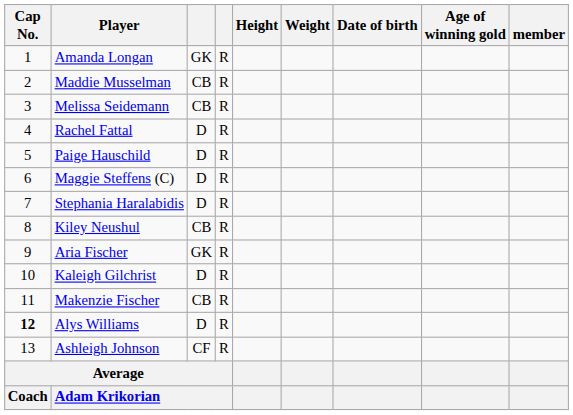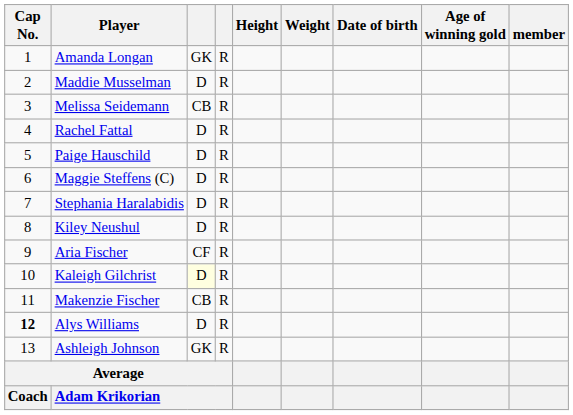(201, 81) CB -> (201, 81) D
(201, 227) CB -> (201, 227) D
(201, 251) GK -> (201, 251) CF
(201, 275) no background -> (201, 275) lightyellow background
(201, 348) CF -> (201, 348) GK
